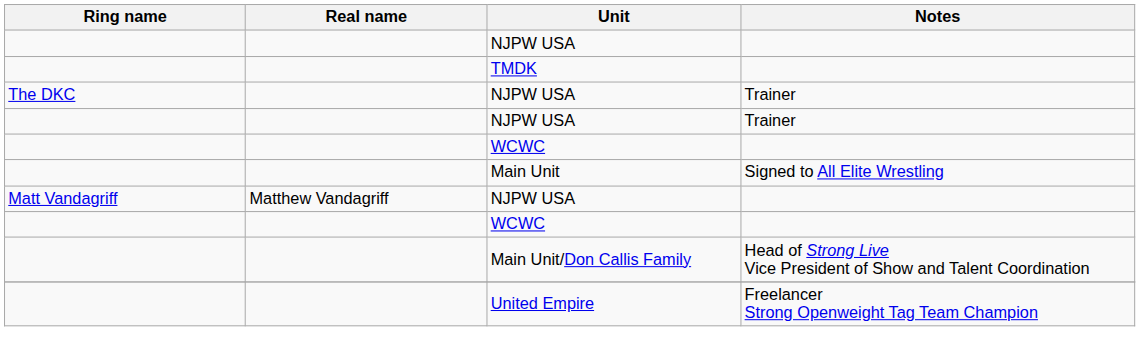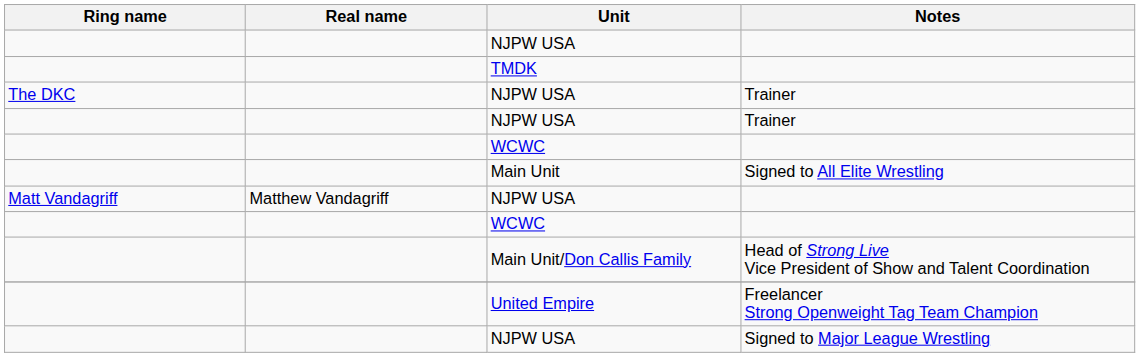+ row: (533, 338)
